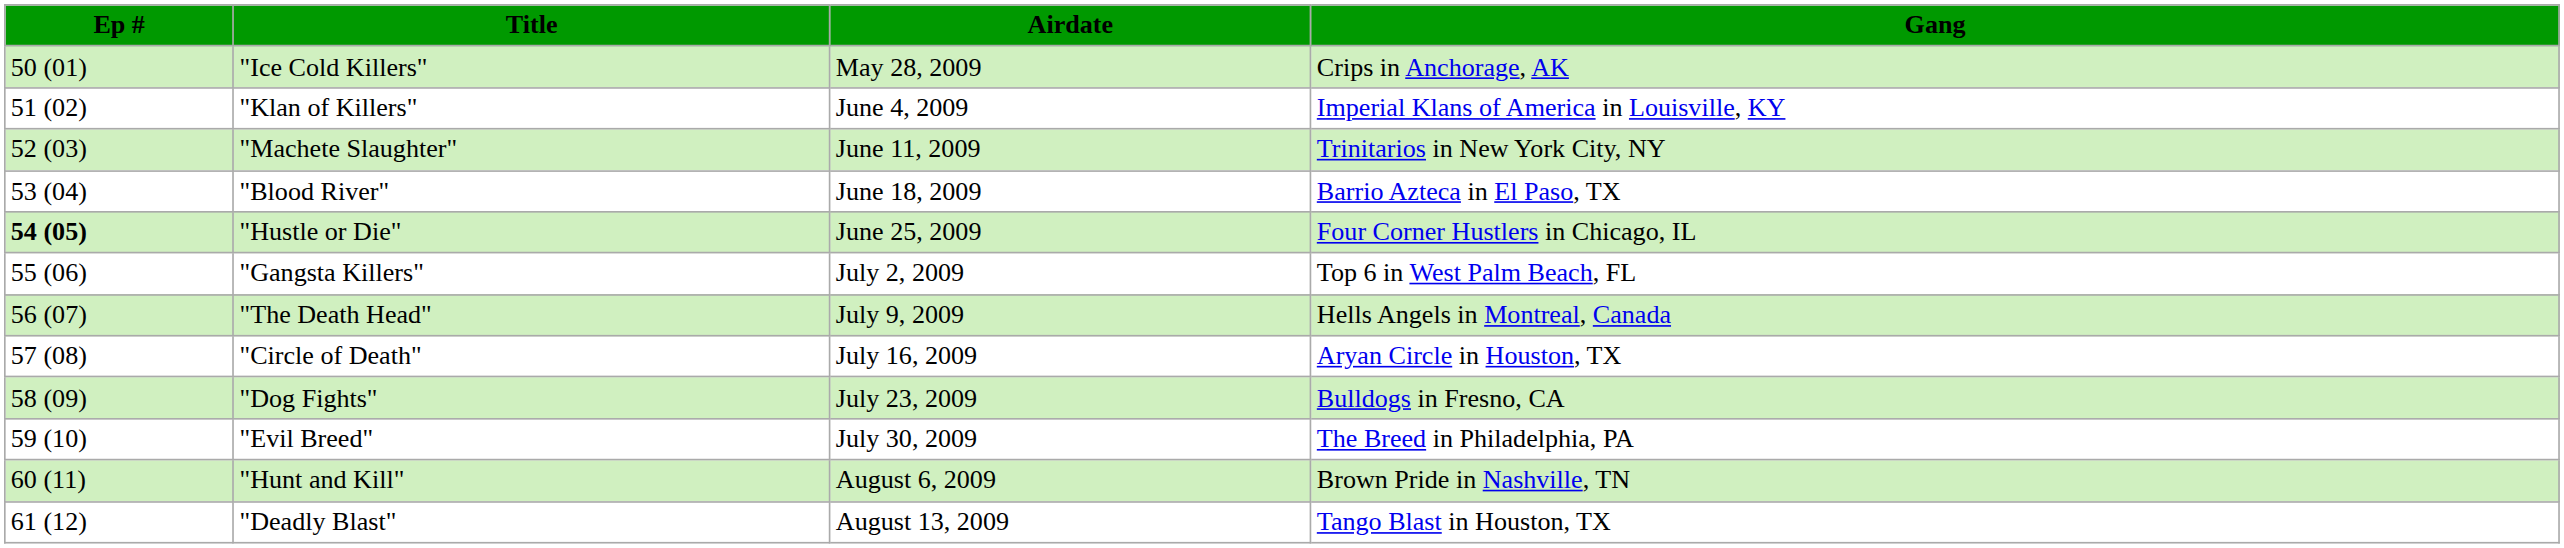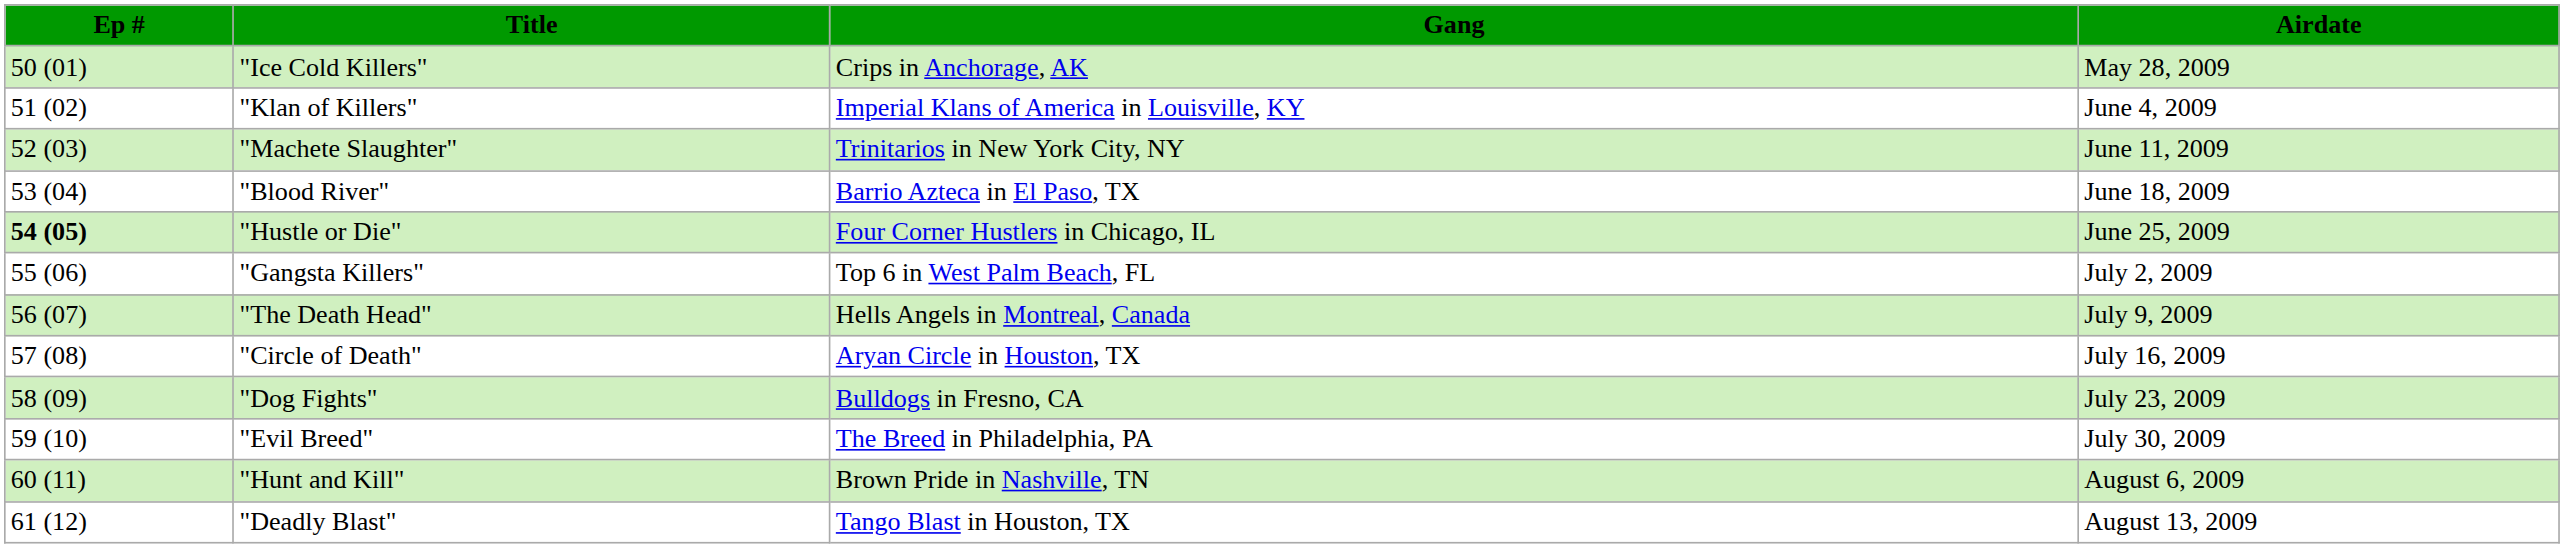columns swapped: (1935, 25) <-> (1070, 25)
